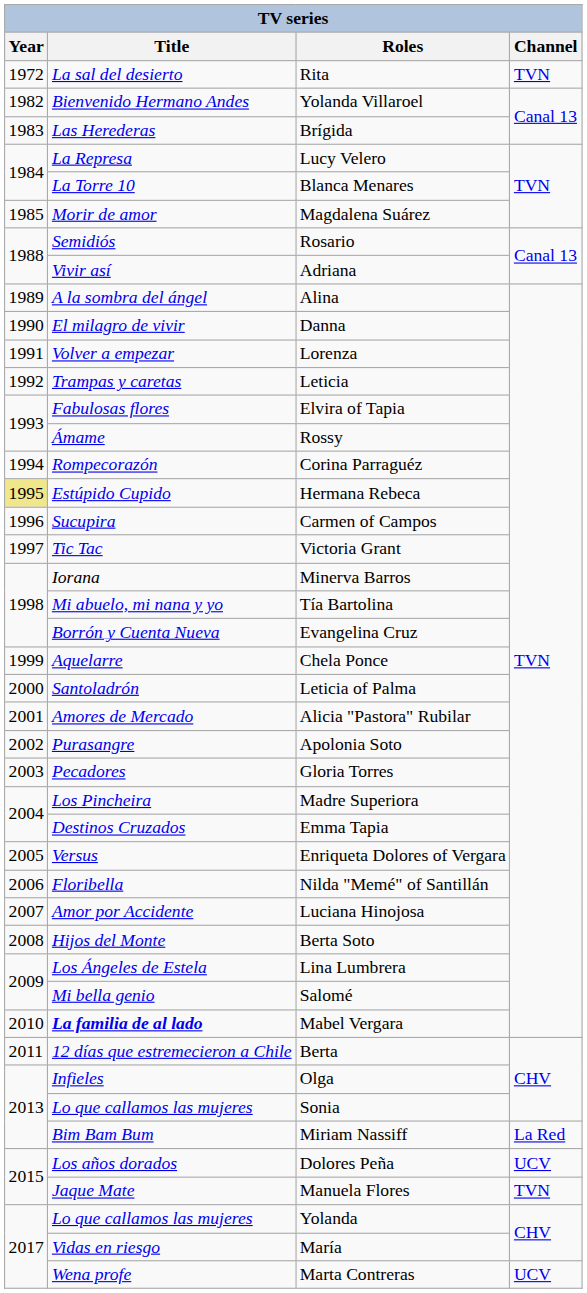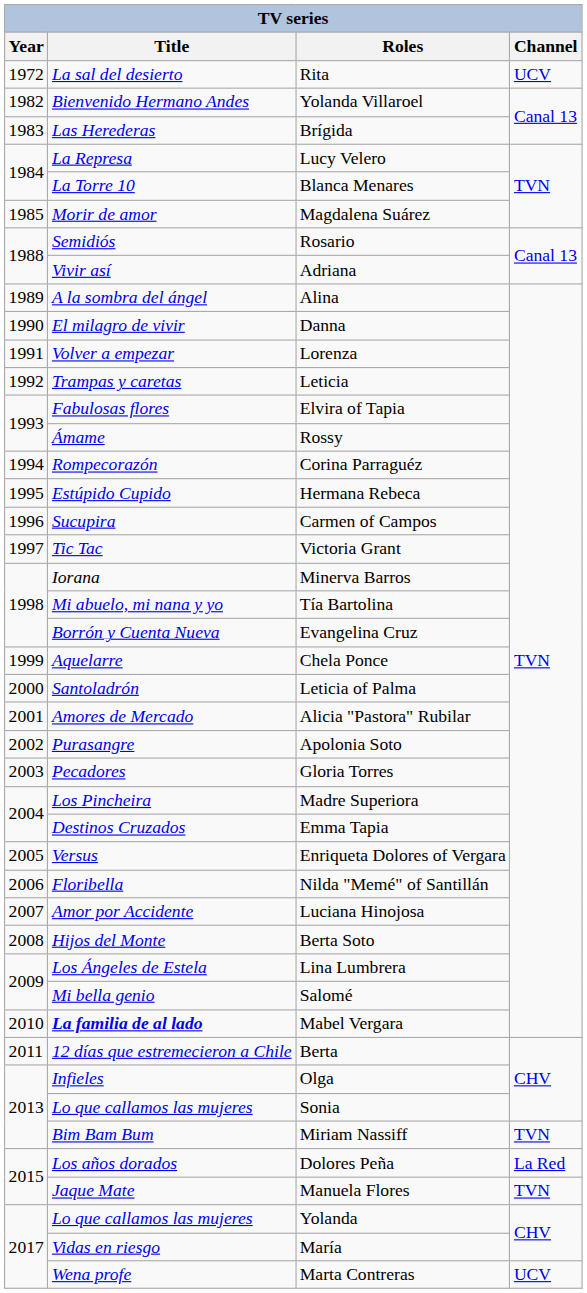(532, 74) TVN -> (532, 74) UCV
(26, 492) khaki background -> (26, 492) no background
(540, 1134) La Red -> (532, 1134) TVN
(532, 1162) UCV -> (540, 1162) La Red
